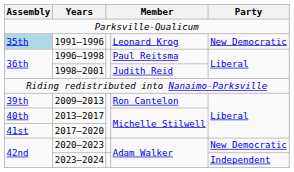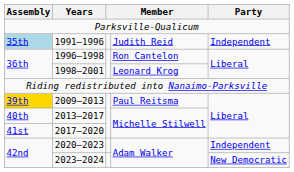(146, 41) Leonard Krog -> (143, 41) Judith Reid
(248, 41) New Democratic -> (240, 41) Independent
(146, 56) Paul Reitsma -> (146, 56) Ron Cantelon
(143, 71) Judith Reid -> (146, 71) Leonard Krog
(17, 101) no background -> (17, 101) gold background
(146, 101) Ron Cantelon -> (146, 101) Paul Reitsma
(248, 145) New Democratic -> (240, 145) Independent
(240, 160) Independent -> (248, 160) New Democratic
